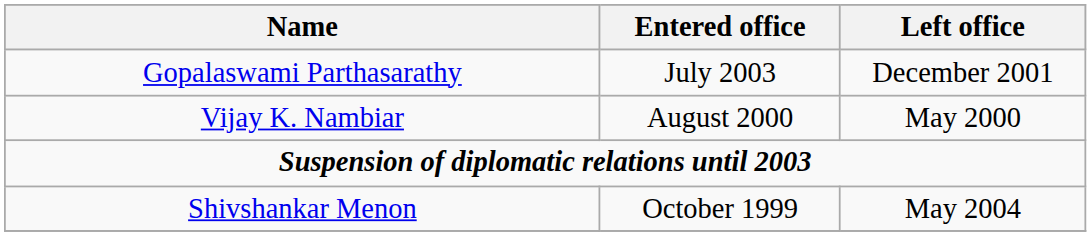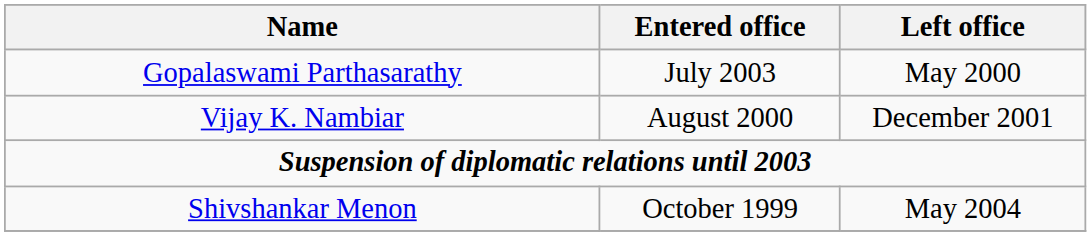(963, 72) December 2001 -> (963, 72) May 2000
(963, 117) May 2000 -> (963, 117) December 2001
